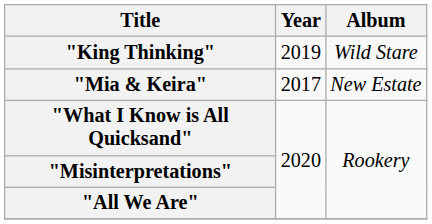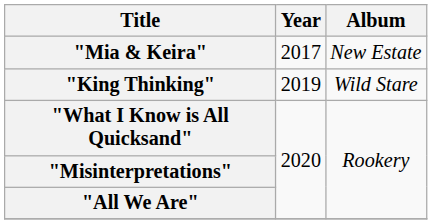rows swapped: (140, 84) <-> (140, 52)
